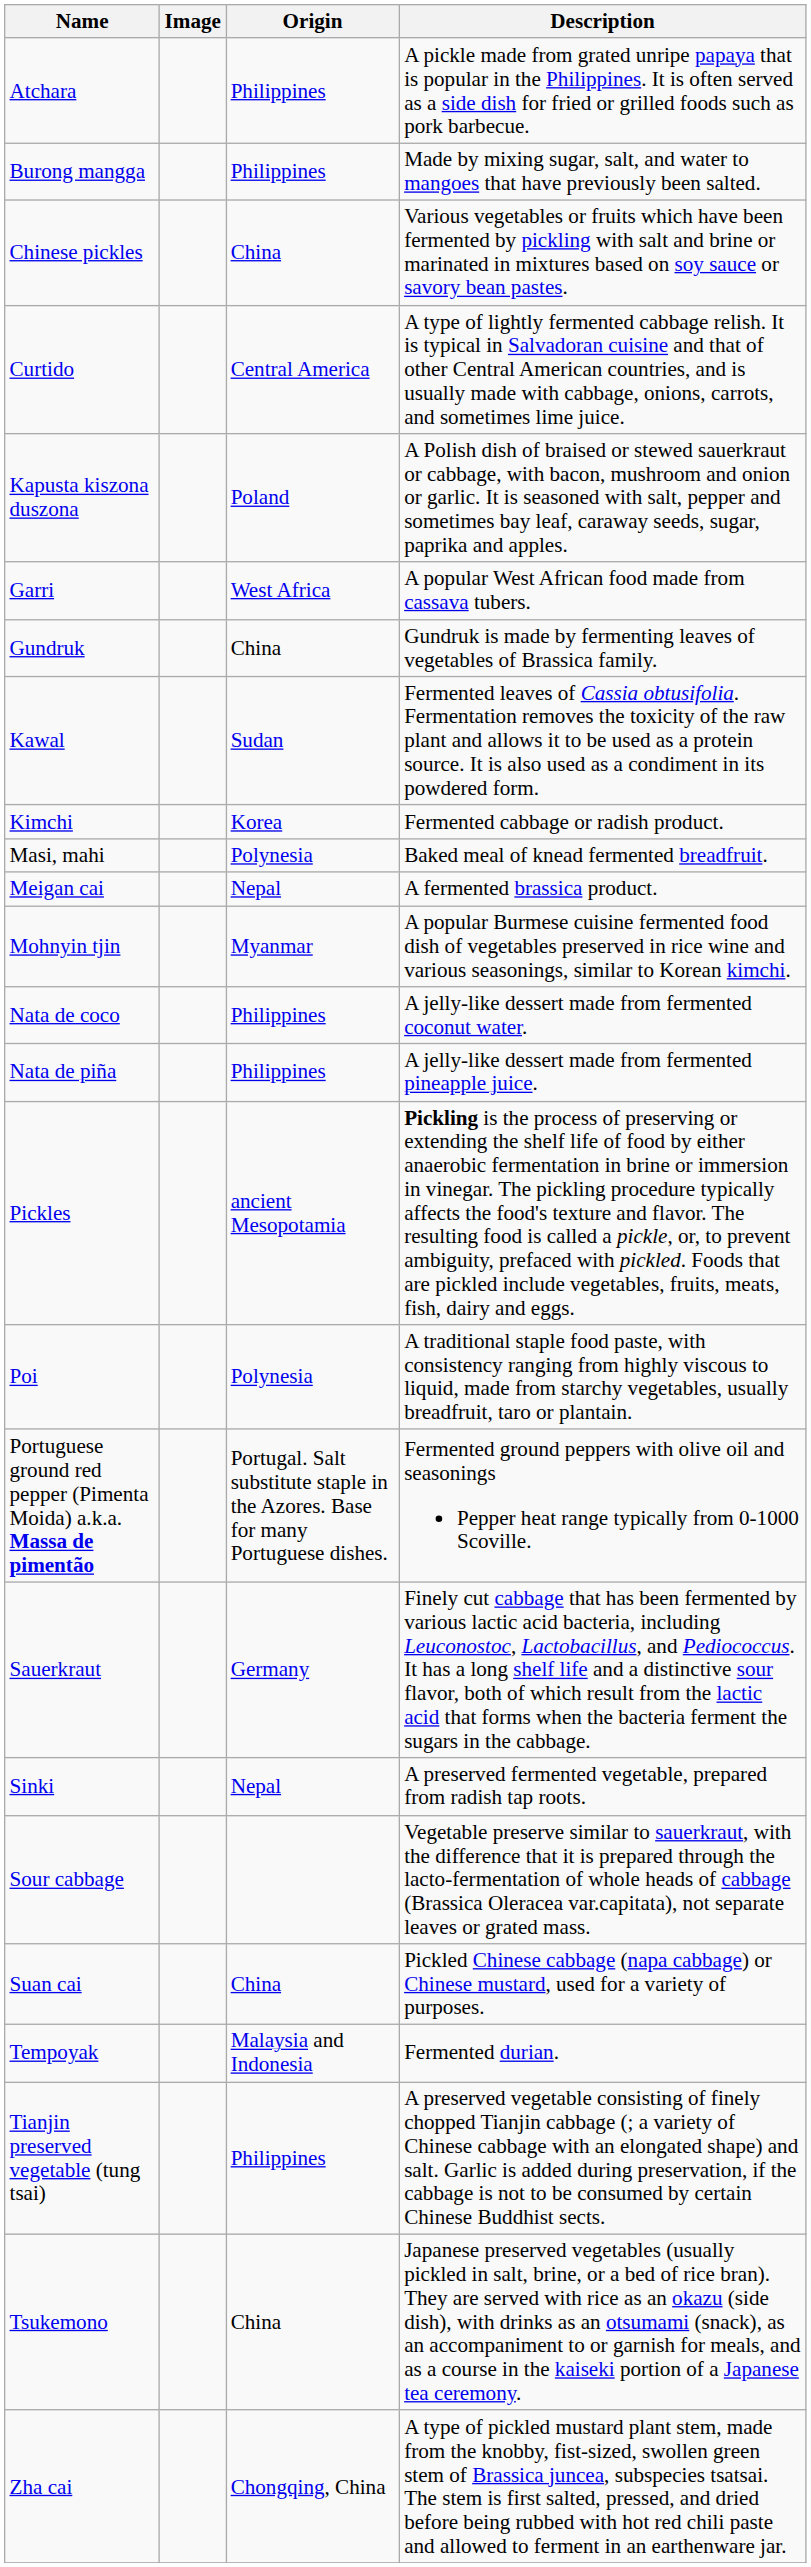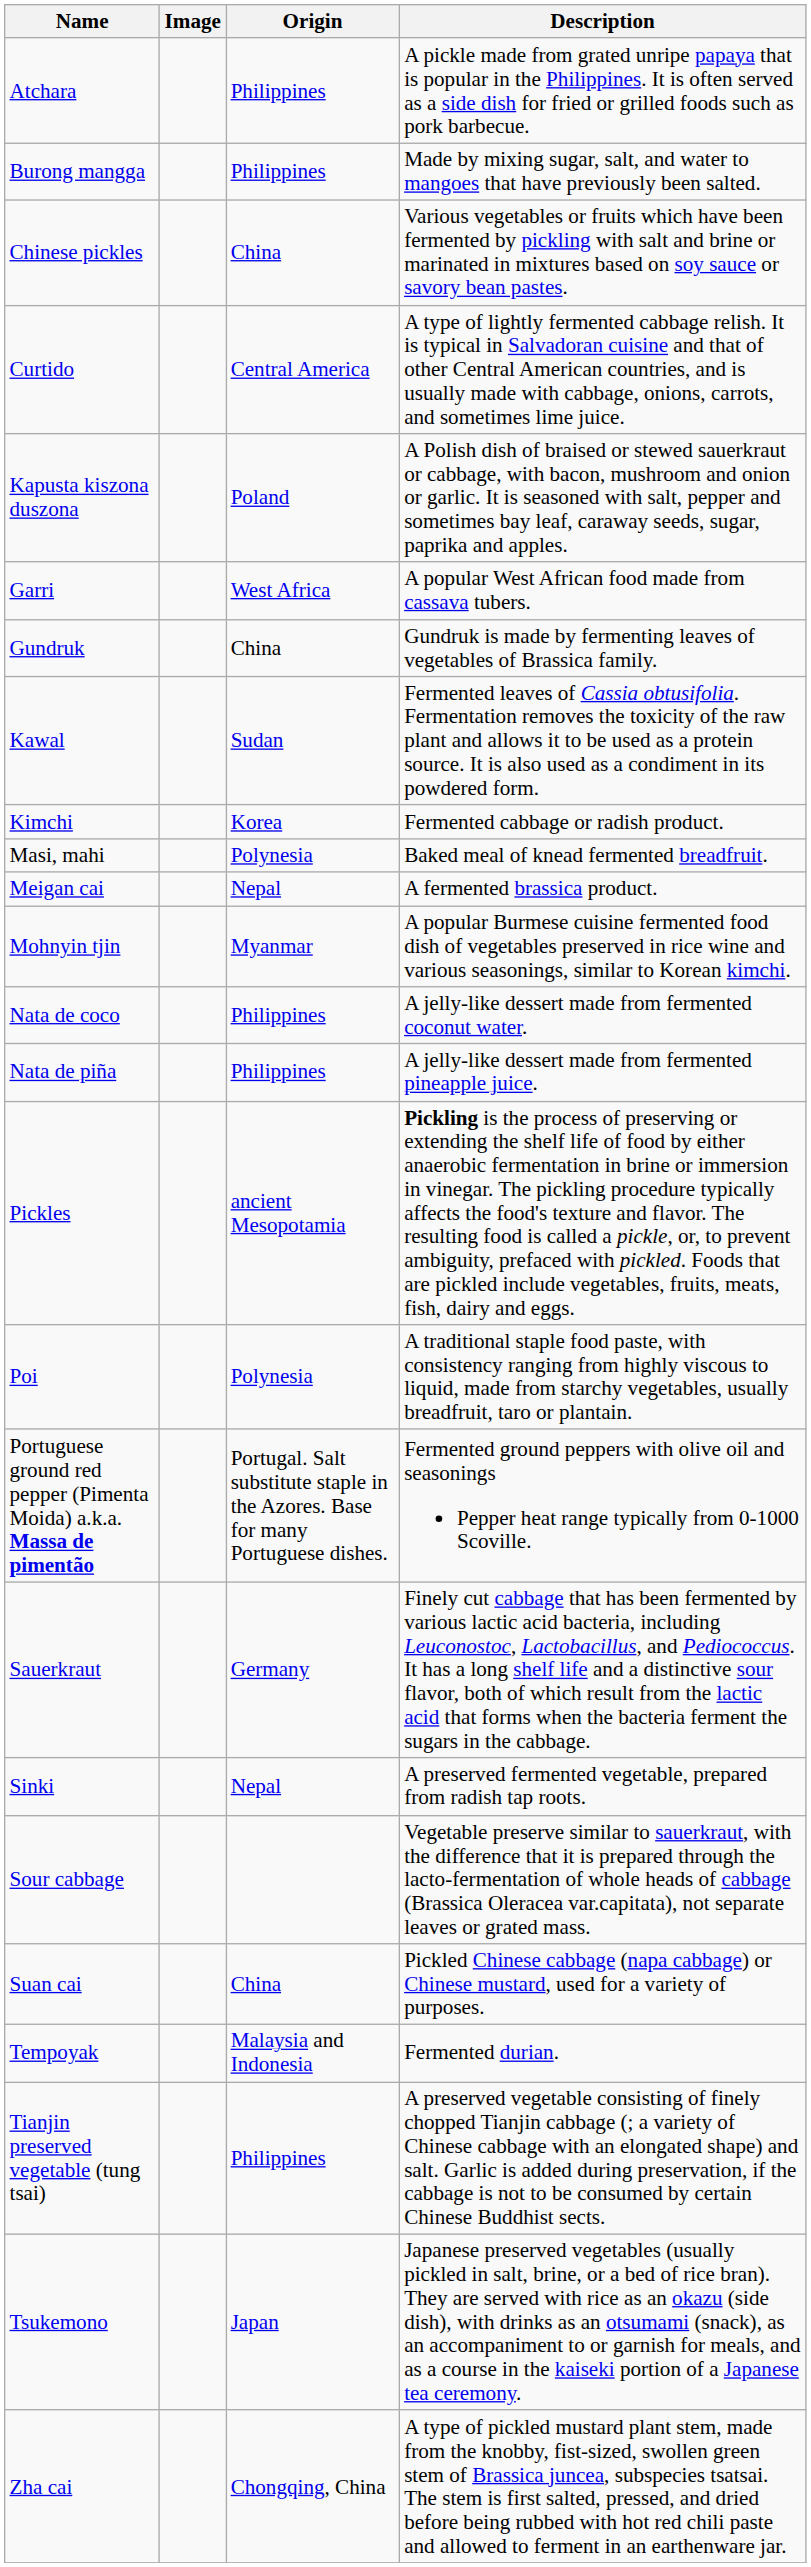(256, 2322) China -> (255, 2322) Japan
